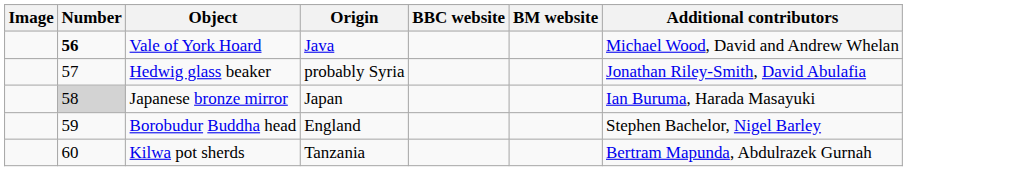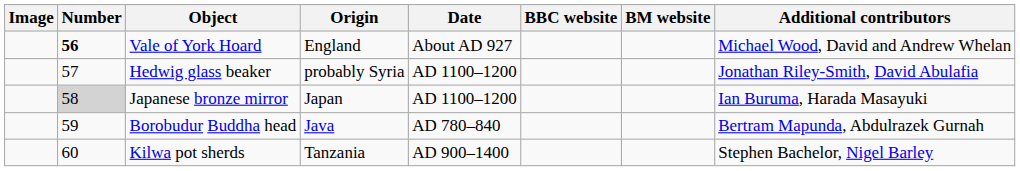+ column: (465, 17)
(319, 44) Java -> (332, 44) England
(332, 125) England -> (319, 125) Java
(714, 125) Stephen Bachelor, Nigel Barley -> (851, 125) Bertram Mapunda, Abdulrazek Gurnah
(739, 152) Bertram Mapunda, Abdulrazek Gurnah -> (826, 152) Stephen Bachelor, Nigel Barley
